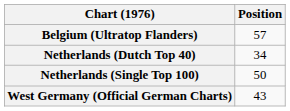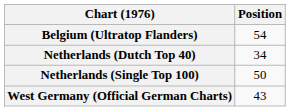(260, 34) 57 -> (260, 34) 54
